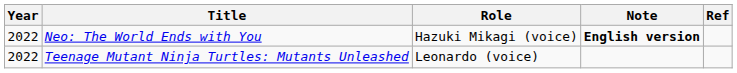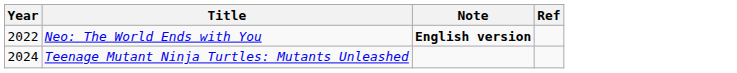- column: (496, 15)
(23, 57) 2022 -> (23, 57) 2024
